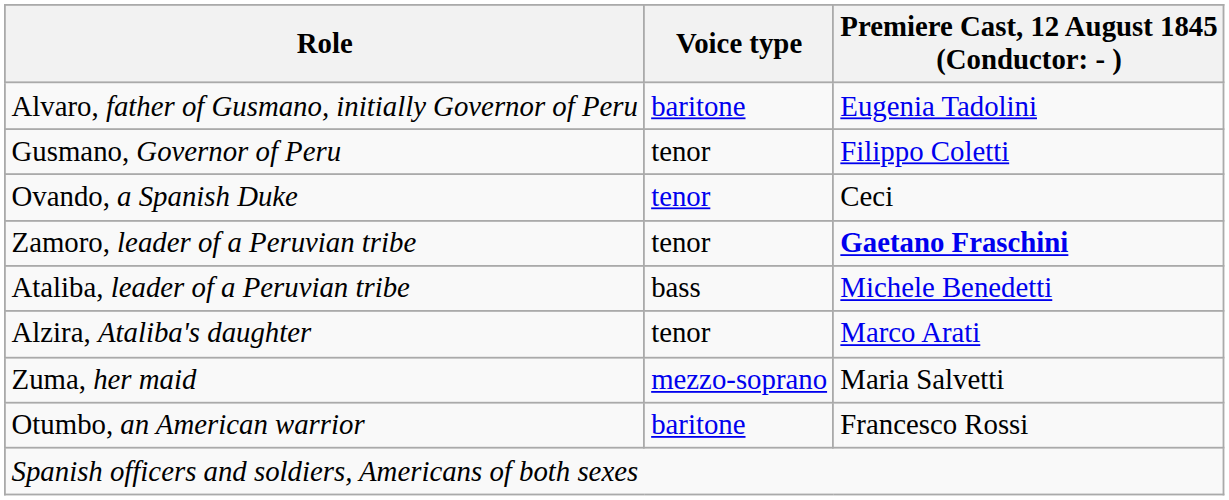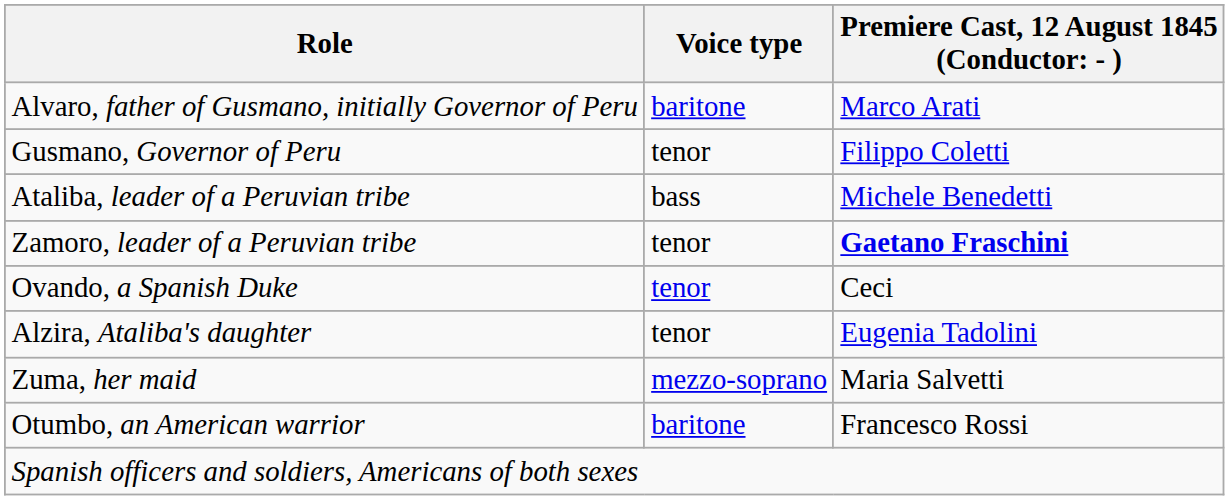(939, 105) Eugenia Tadolini -> (910, 105) Marco Arati
rows swapped: (155, 196) <-> (211, 288)
(910, 333) Marco Arati -> (939, 333) Eugenia Tadolini
